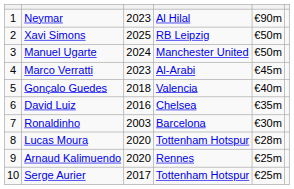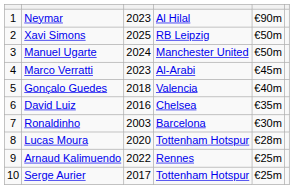(139, 158) 2020 -> (139, 158) 2022
